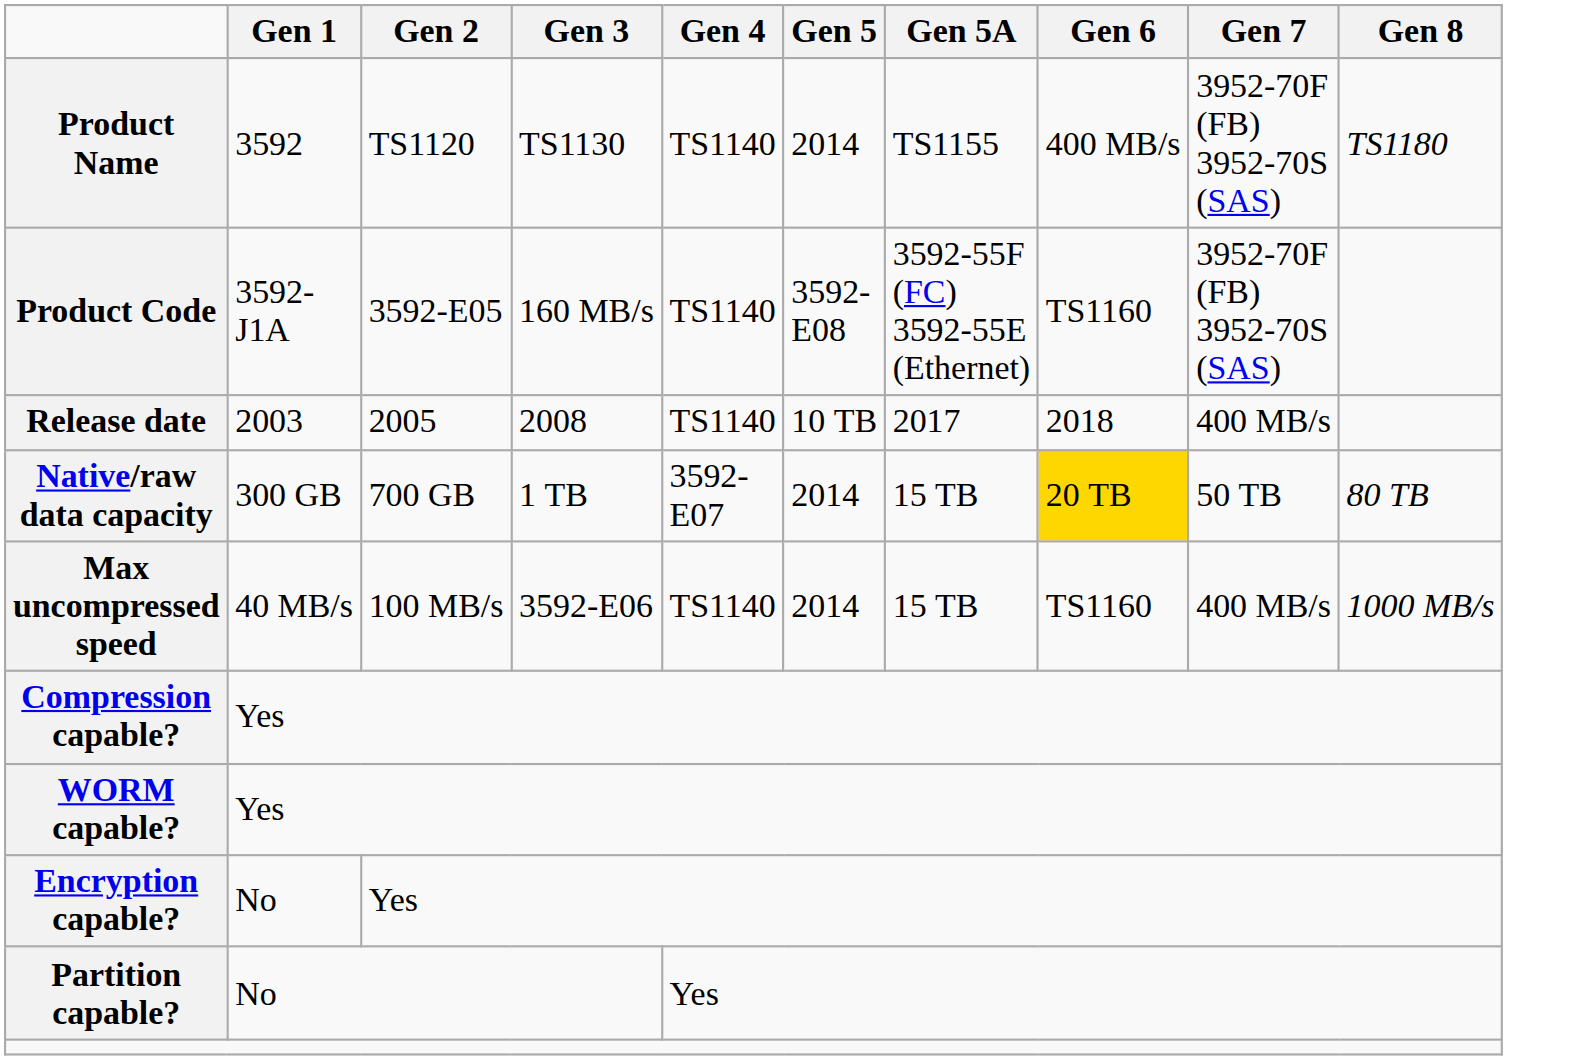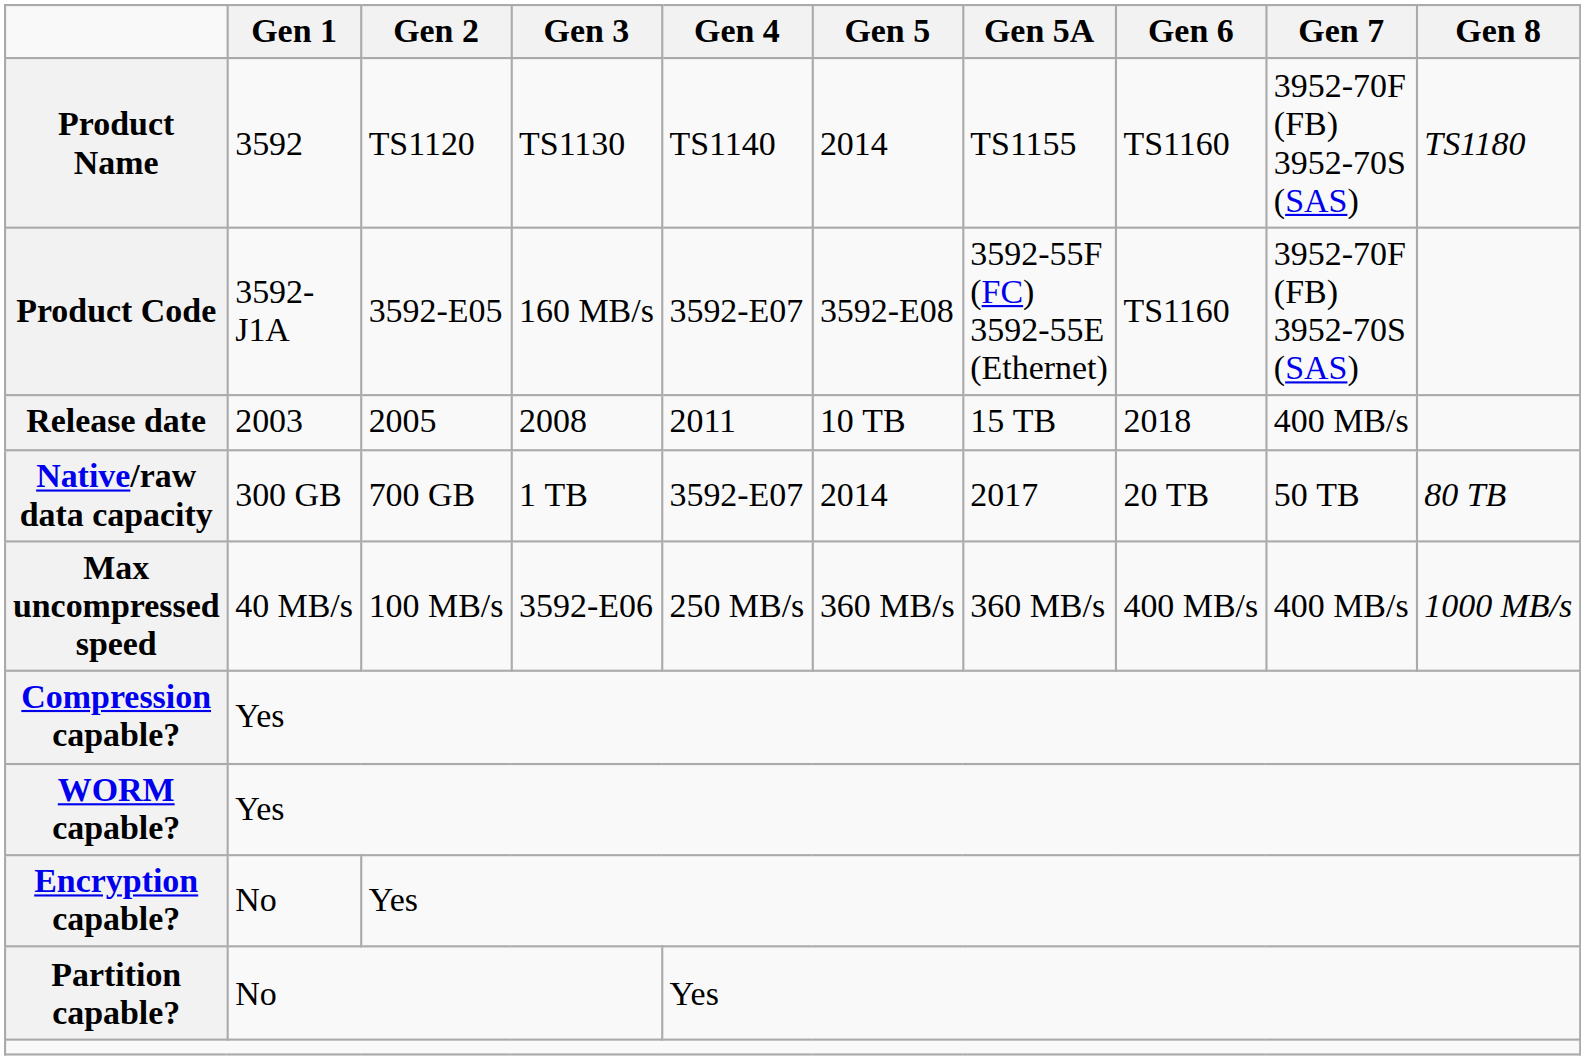(1113, 142) 400 MB/s -> (1177, 142) TS1160
(723, 310) TS1140 -> (736, 310) 3592-E07
(723, 421) TS1140 -> (703, 421) 2011
(927, 421) 2017 -> (1013, 421) 15 TB
(936, 494) 15 TB -> (1004, 494) 2017
(1089, 494) gold background -> (1166, 494) no background
(723, 605) TS1140 -> (737, 605) 250 MB/s
(825, 605) 2014 -> (887, 605) 360 MB/s
(936, 605) 15 TB -> (1038, 605) 360 MB/s
(1099, 605) TS1160 -> (1191, 605) 400 MB/s
